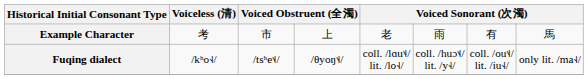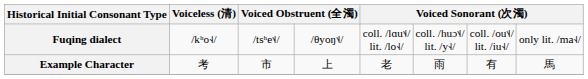rows swapped: (87, 34) <-> (87, 59)
